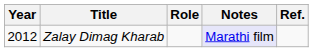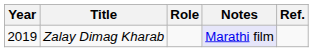(22, 36) 2012 -> (22, 36) 2019
